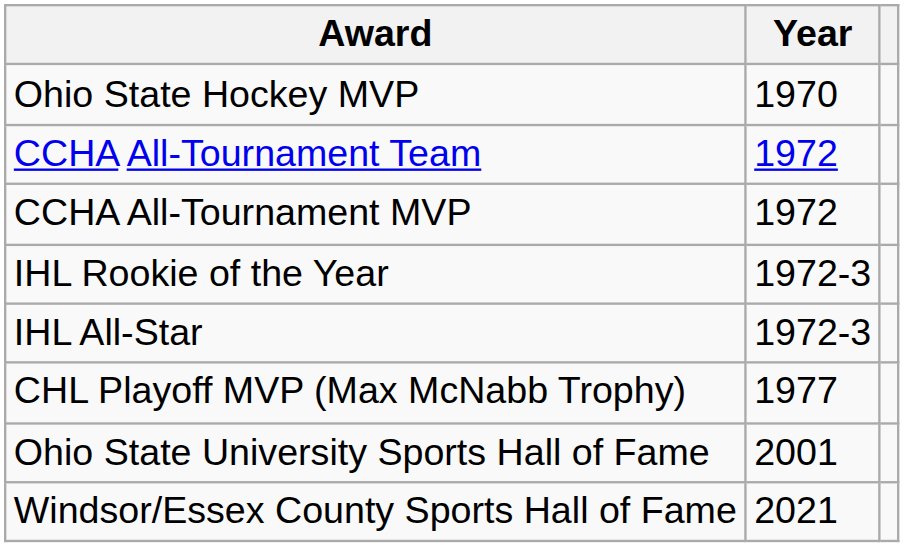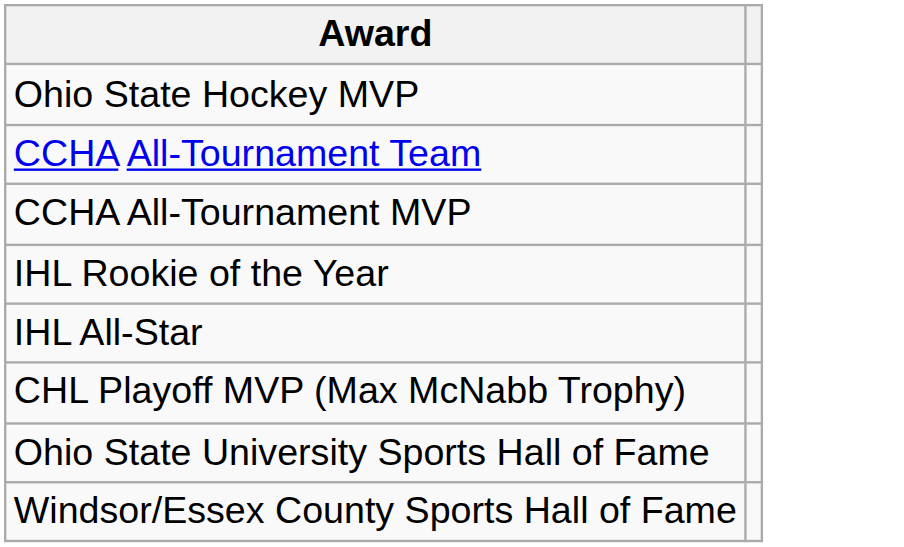- column: (813, 34)
